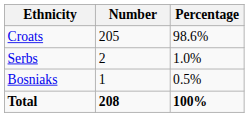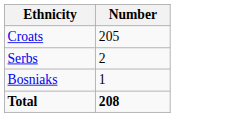- column: (207, 15)
